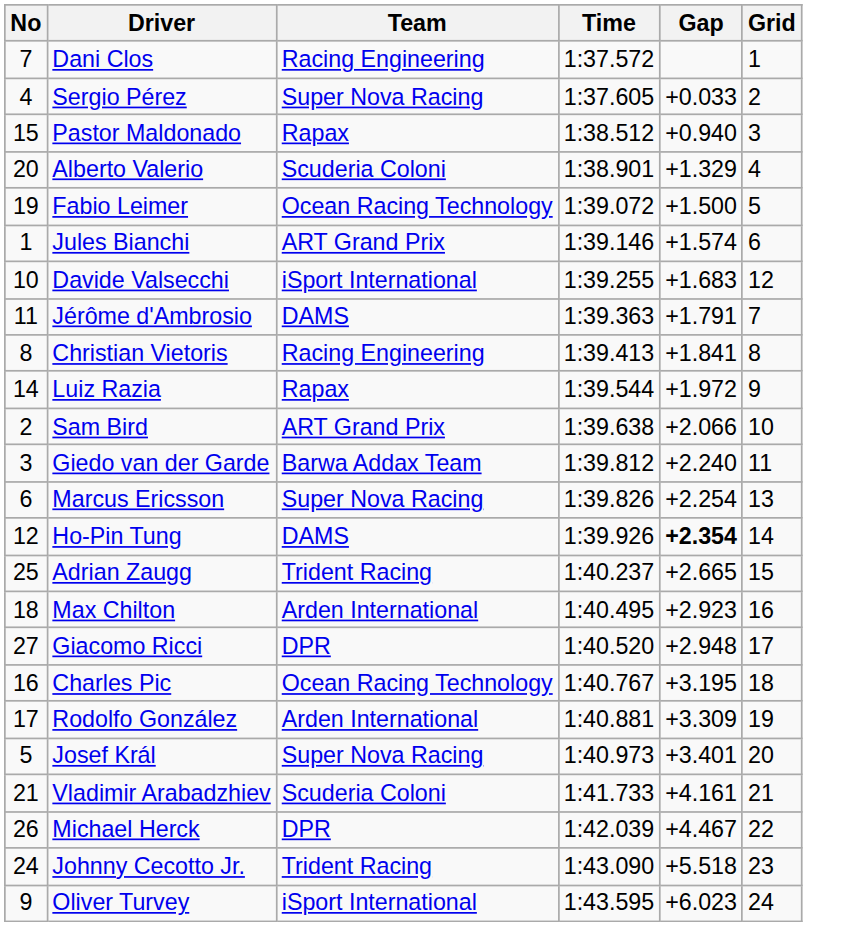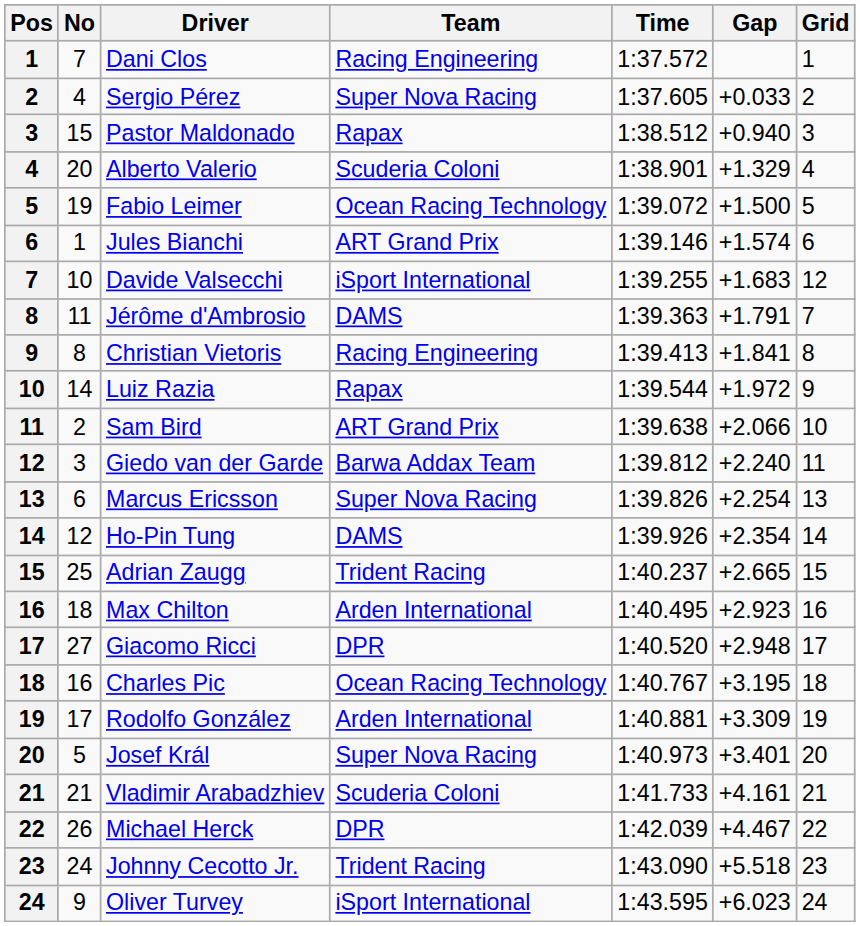+ column: (32, 23)
(701, 536) bold -> (755, 536) normal
